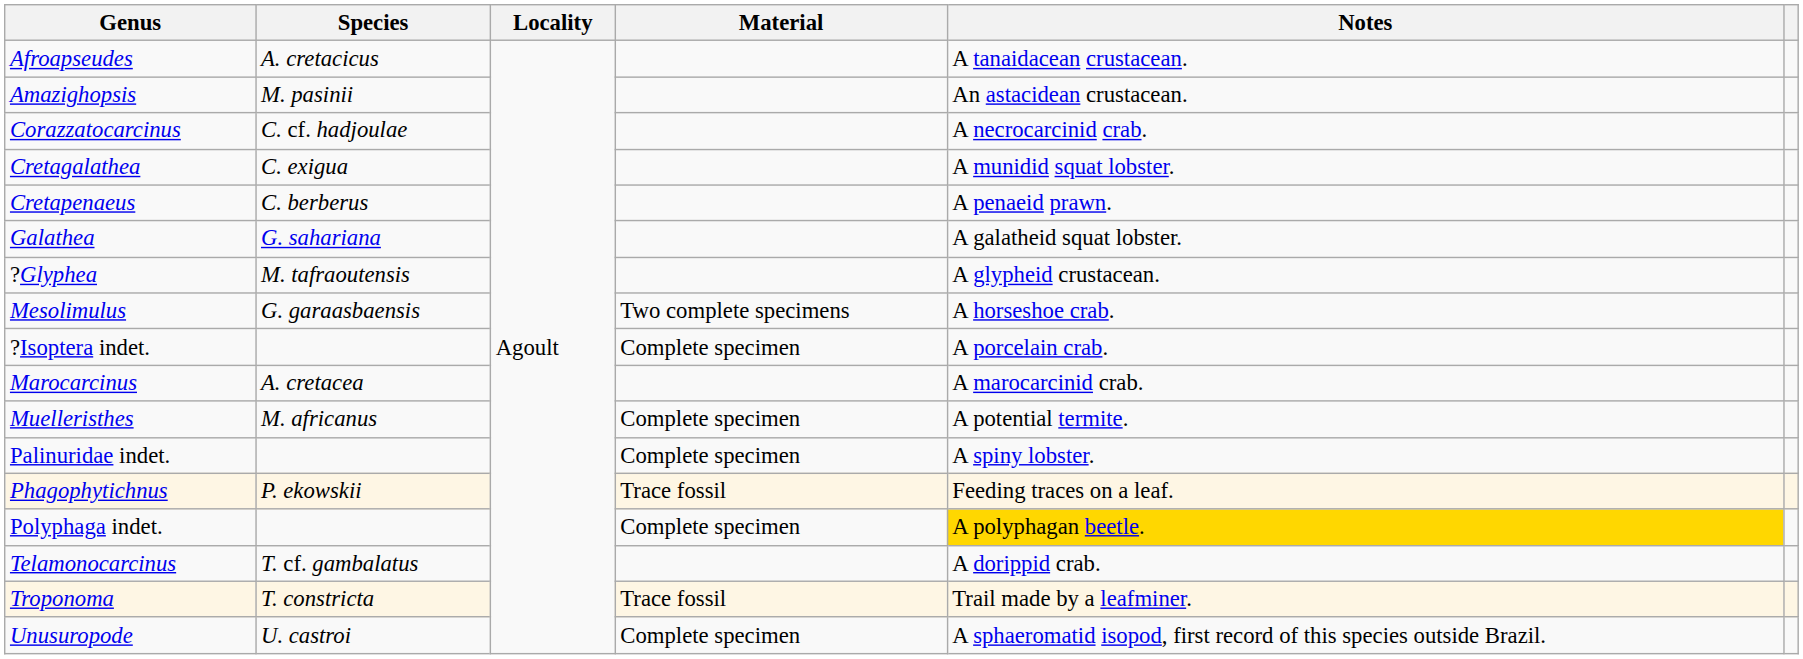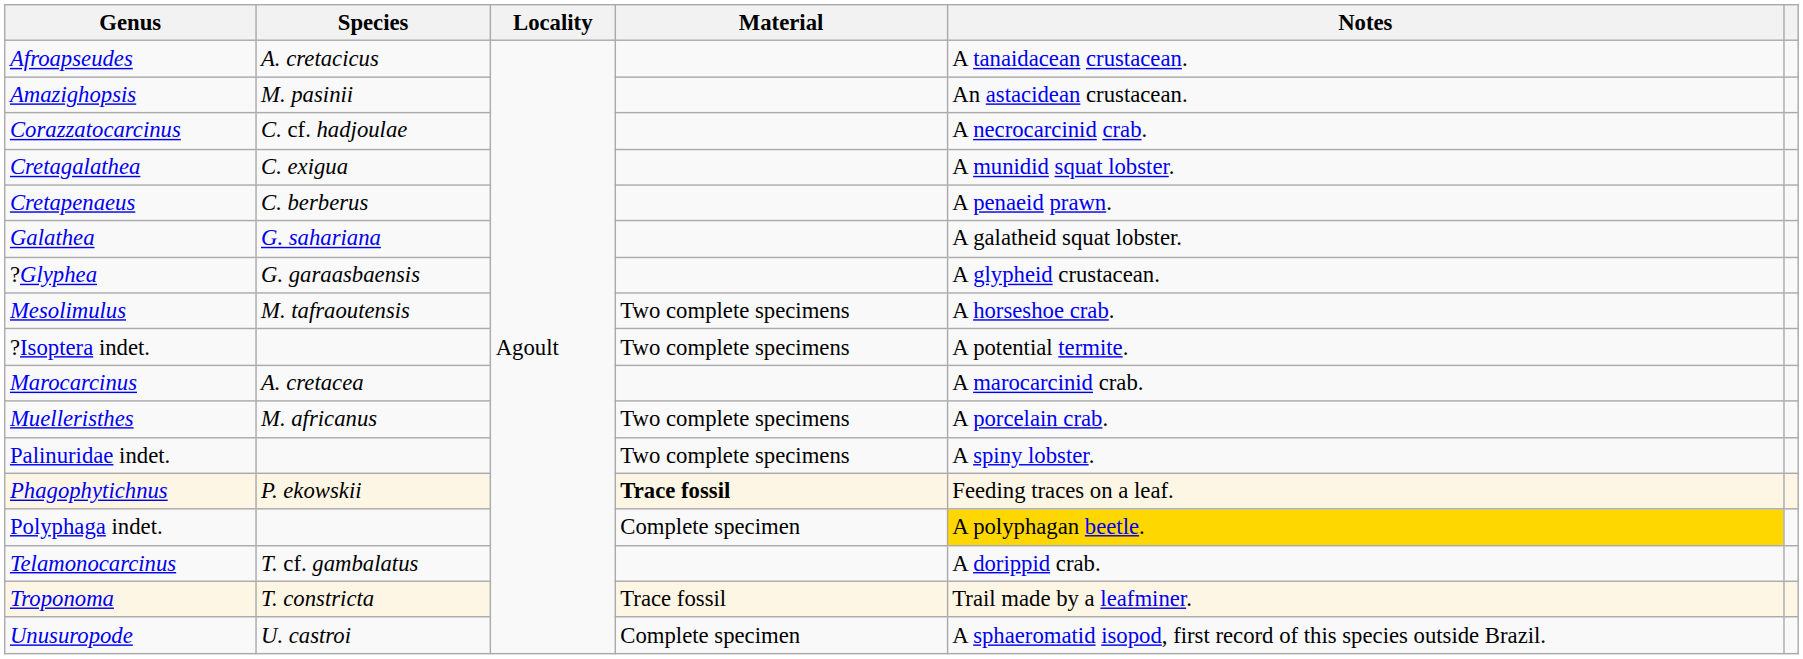(335, 274) M. tafraoutensis -> (341, 274) G. garaasbaensis
(341, 310) G. garaasbaensis -> (335, 310) M. tafraoutensis
(710, 346) Complete specimen -> (735, 346) Two complete specimens
(1030, 346) A porcelain crab. -> (1040, 346) A potential termite.
(710, 418) Complete specimen -> (735, 418) Two complete specimens
(1040, 418) A potential termite. -> (1030, 418) A porcelain crab.
(710, 454) Complete specimen -> (735, 454) Two complete specimens
(673, 490) normal -> (675, 490) bold
